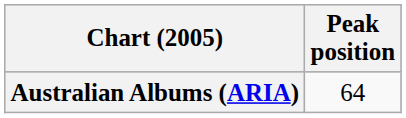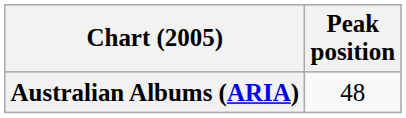(353, 91) 64 -> (353, 91) 48
